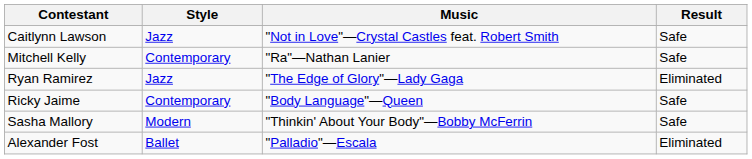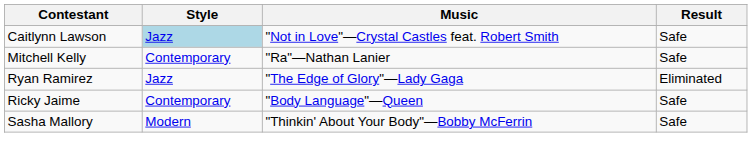(159, 36) no background -> (159, 36) lightblue background
- row: (53, 143)
